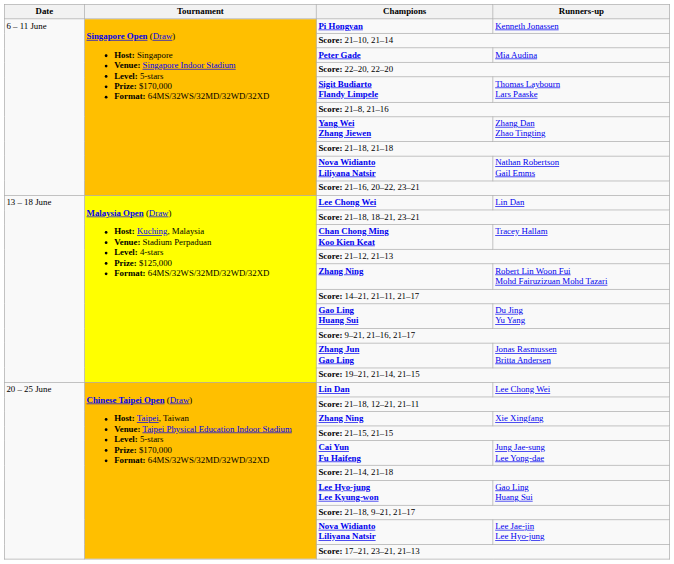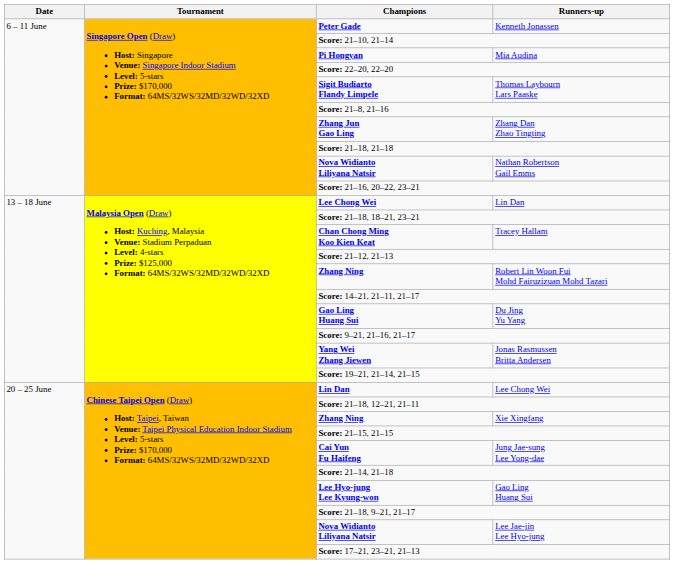(341, 26) Pi Hongyan -> (340, 26) Peter Gade
(340, 55) Peter Gade -> (341, 55) Pi Hongyan
(345, 128) Yang Wei Zhang Jiewen -> (339, 128) Zhang Jun Gao Ling
(339, 355) Zhang Jun Gao Ling -> (345, 355) Yang Wei Zhang Jiewen
